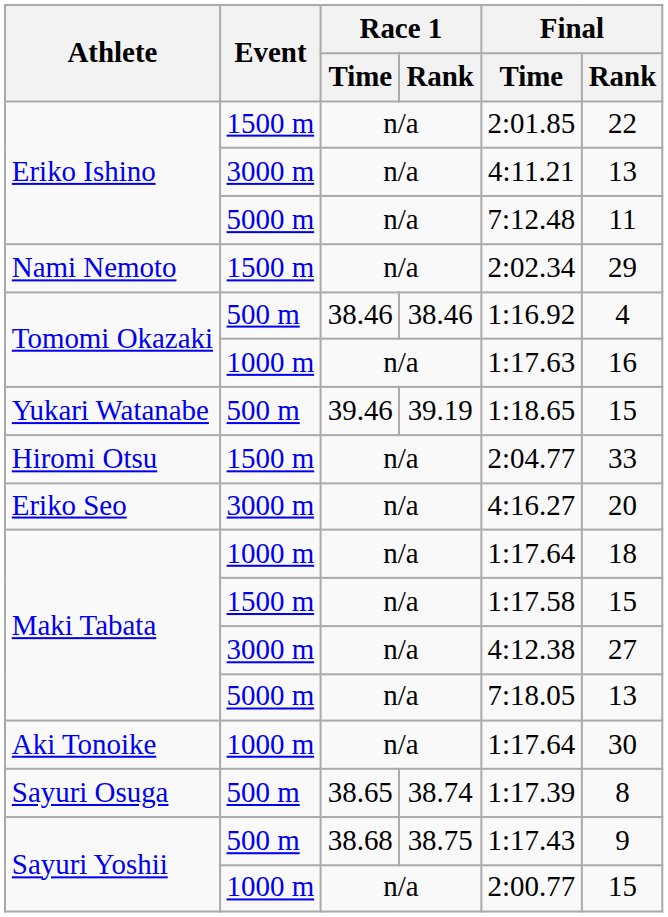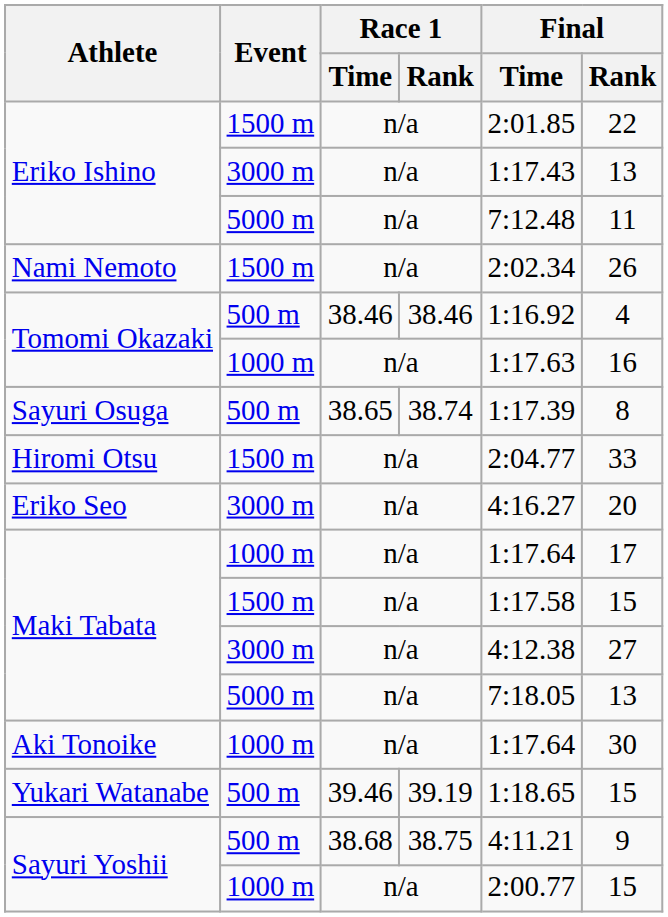(531, 171) 4:11.21 -> (531, 171) 1:17.43
(622, 267) 29 -> (622, 267) 26
rows swapped: (90, 792) <-> (110, 410)
(622, 553) 18 -> (622, 553) 17
(531, 840) 1:17.43 -> (531, 840) 4:11.21
